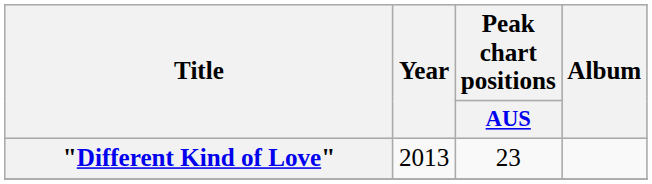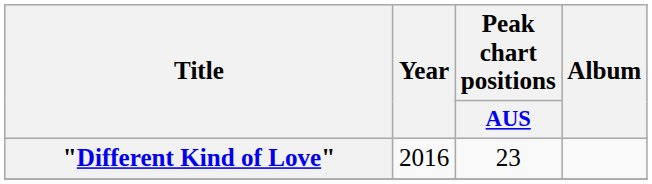(424, 158) 2013 -> (424, 158) 2016
